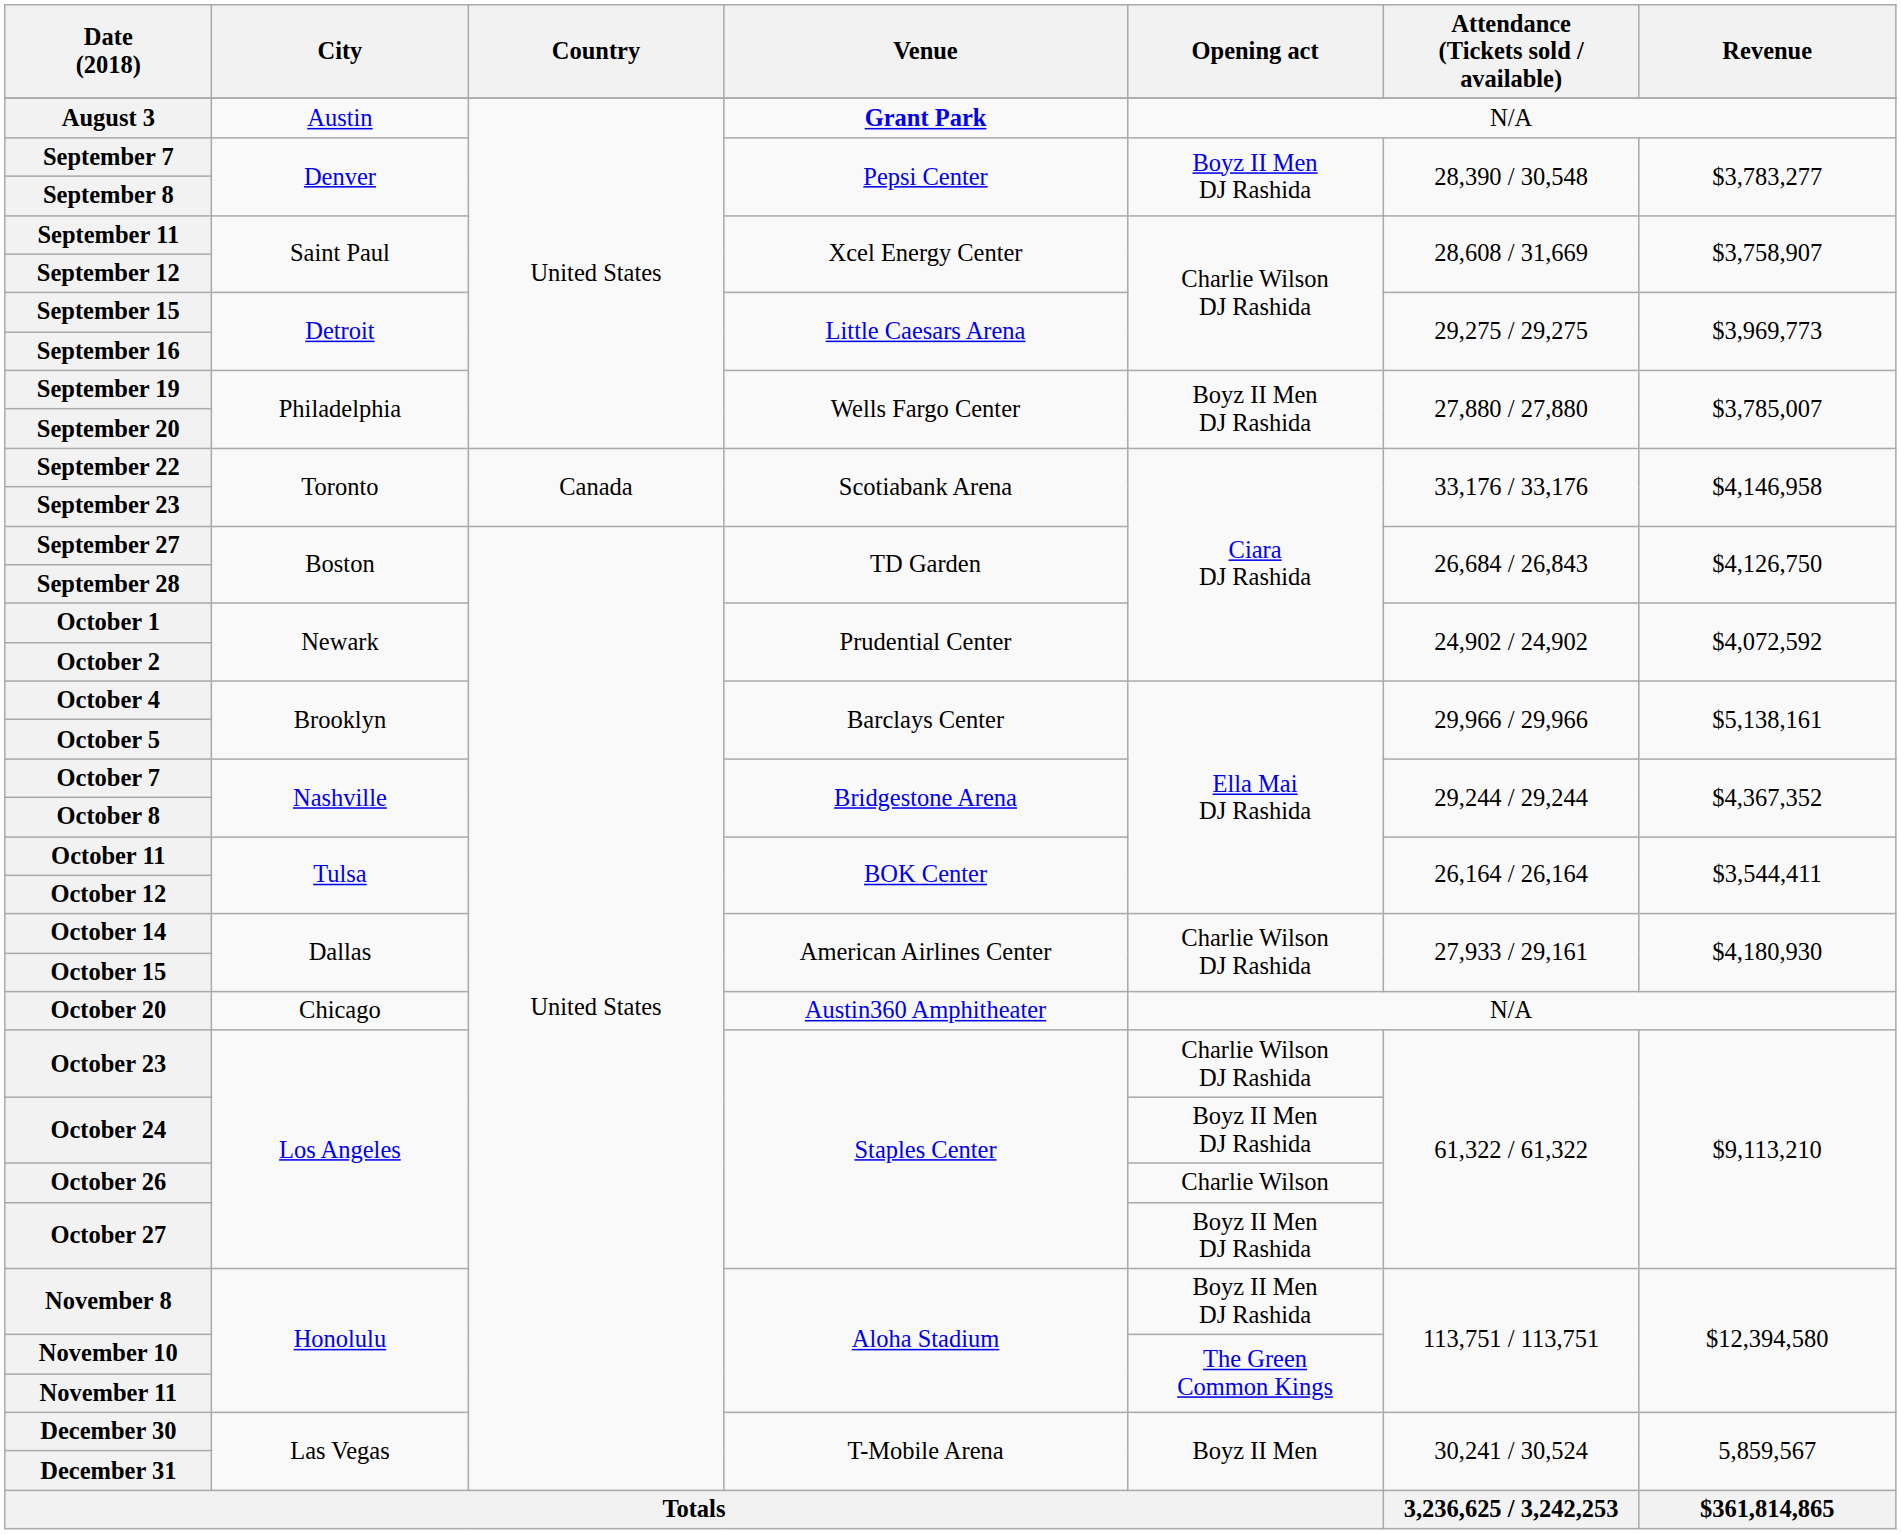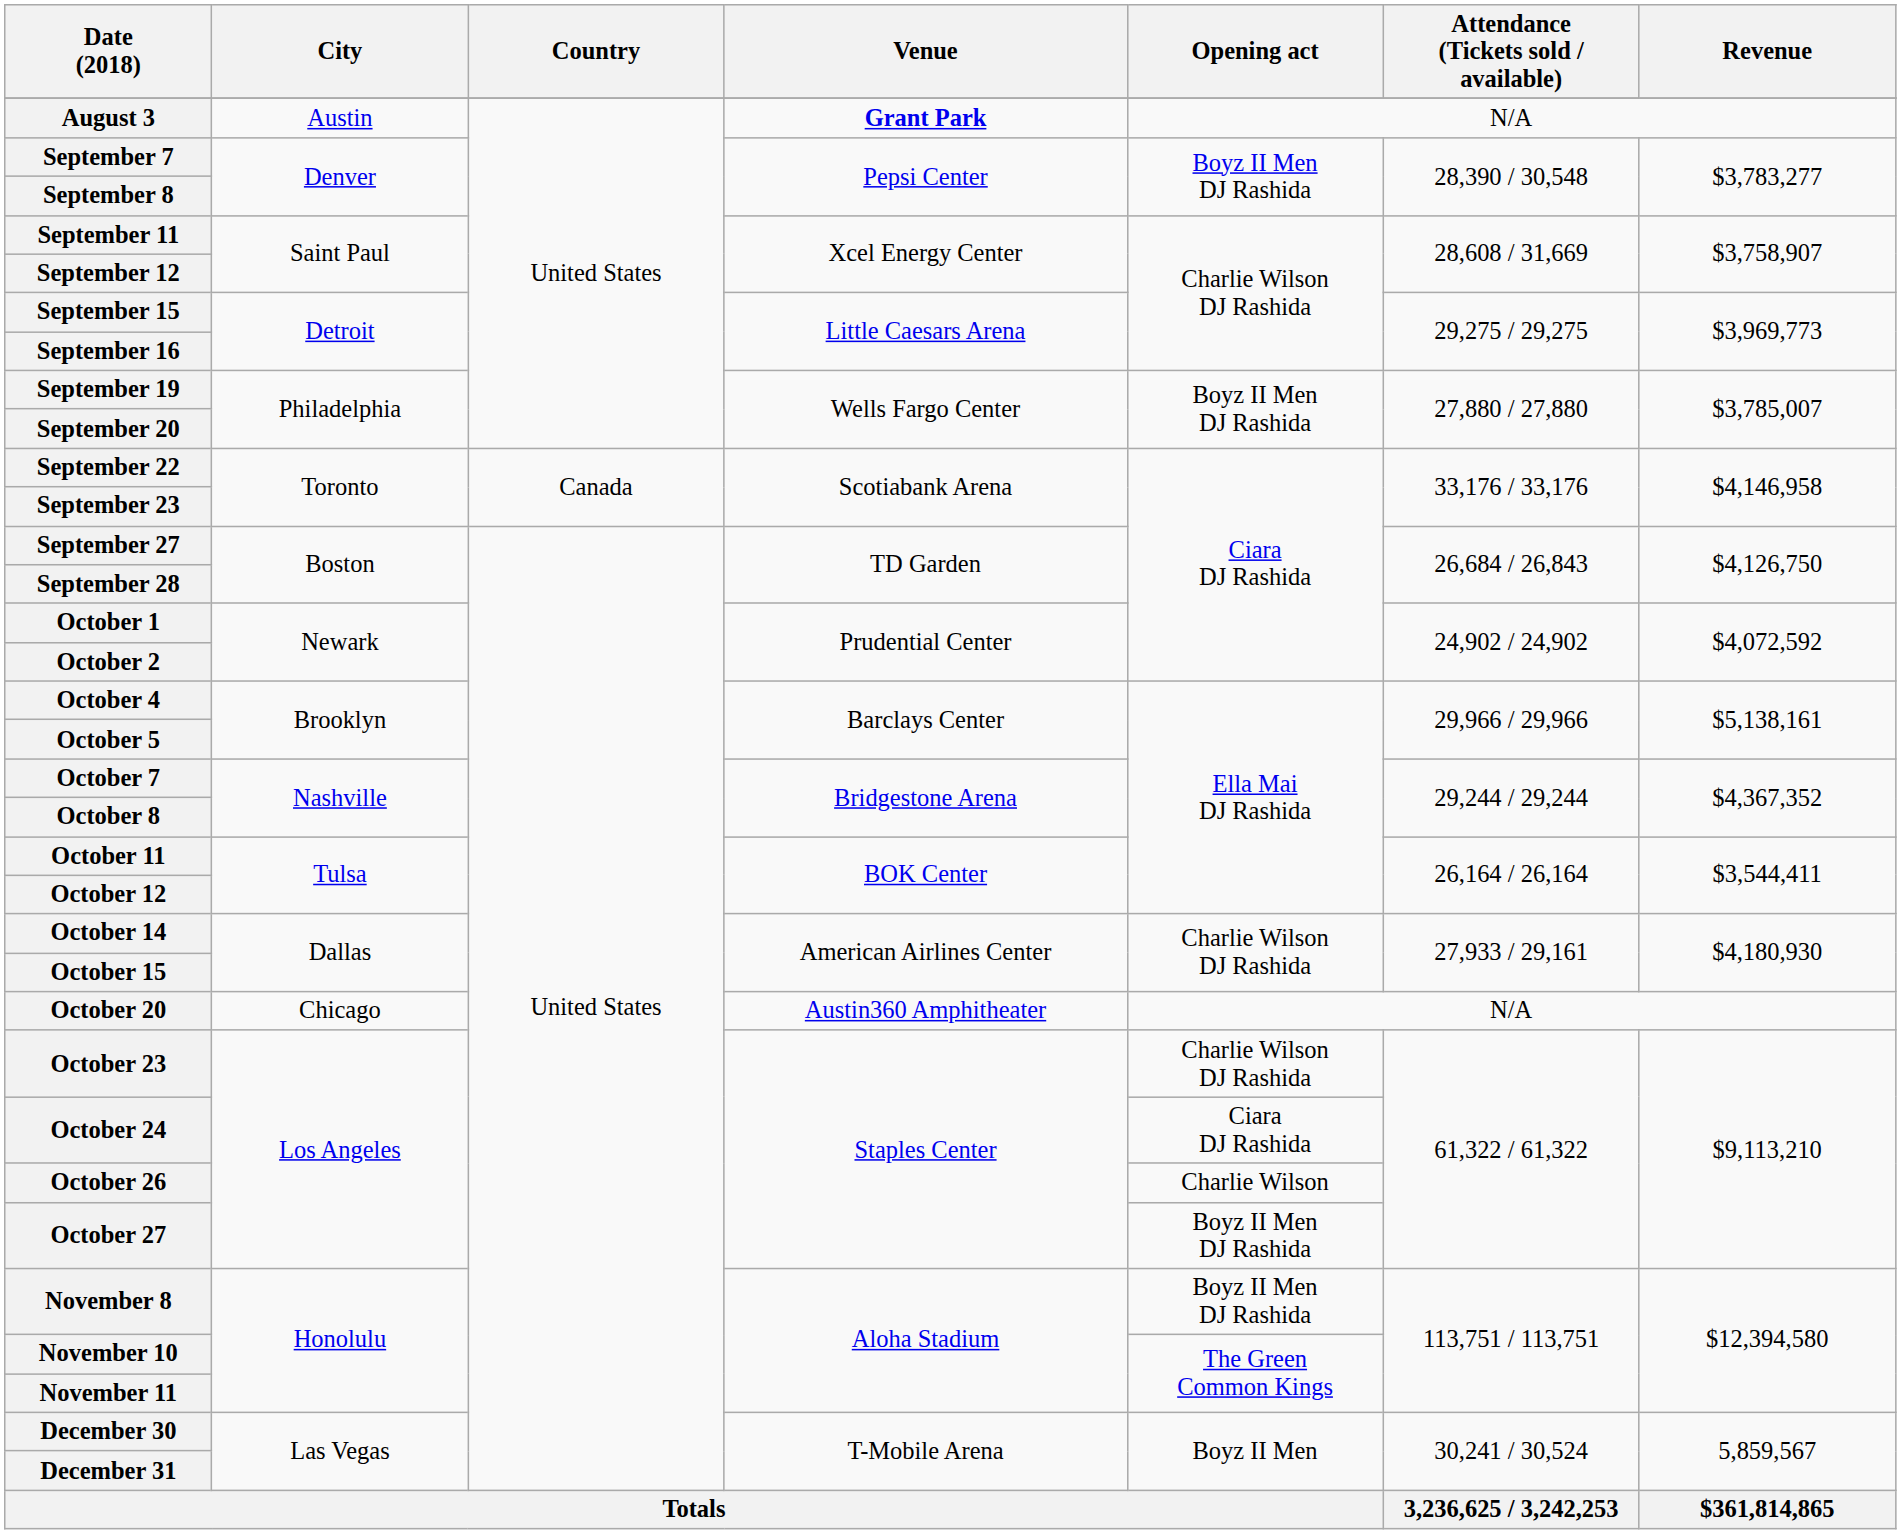(1255, 1129) Boyz II Men DJ Rashida -> (1255, 1129) Ciara DJ Rashida
